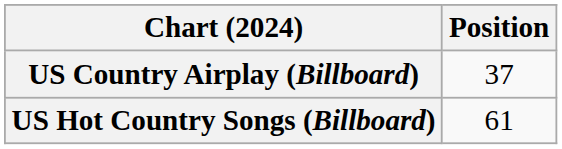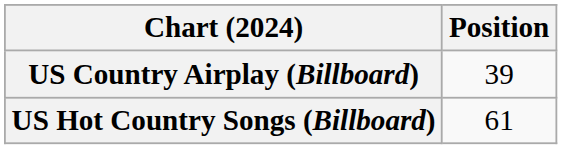(499, 73) 37 -> (499, 73) 39
